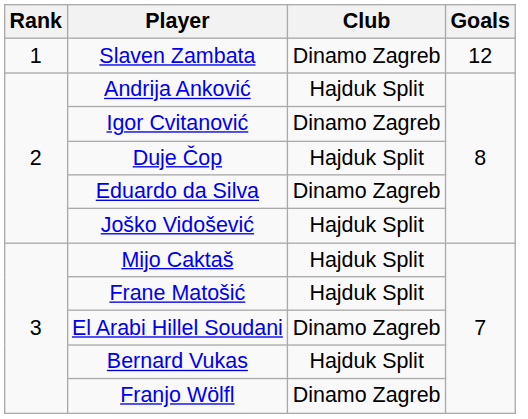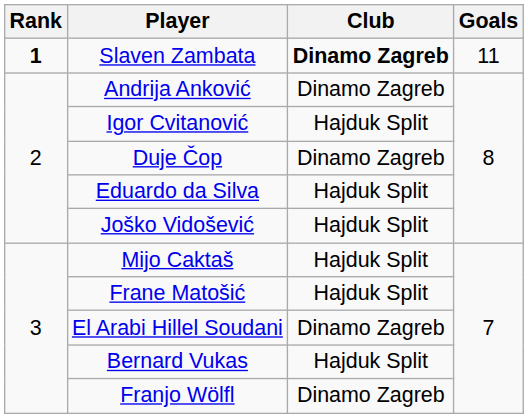(36, 55) normal -> (36, 55) bold
(367, 55) normal -> (371, 55) bold
(480, 55) 12 -> (488, 55) 11
(367, 89) Hajduk Split -> (371, 89) Dinamo Zagreb
(367, 123) Dinamo Zagreb -> (371, 123) Hajduk Split
(367, 157) Hajduk Split -> (371, 157) Dinamo Zagreb
(367, 191) Dinamo Zagreb -> (371, 191) Hajduk Split
